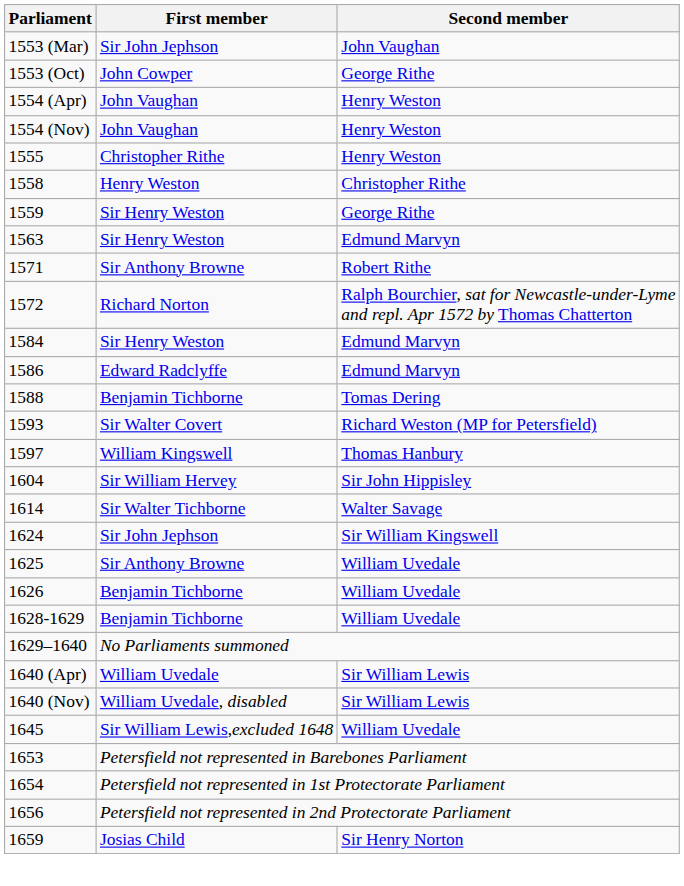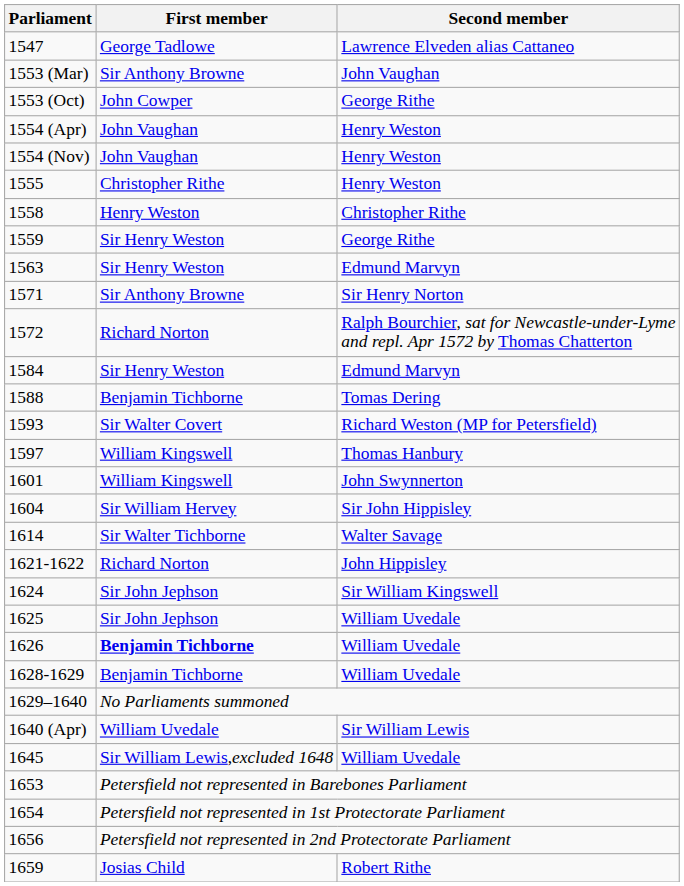+ row: (26, 45)
(159, 45) Sir John Jephson -> (172, 73) Sir Anthony Browne
(386, 267) Robert Rithe -> (402, 294) Sir Henry Norton
- row: (26, 369)
+ row: (26, 480)
+ row: (46, 563)
(172, 563) Sir Anthony Browne -> (159, 618) Sir John Jephson
(171, 591) normal -> (177, 646) bold
- row: (49, 701)
(402, 840) Sir Henry Norton -> (386, 867) Robert Rithe
